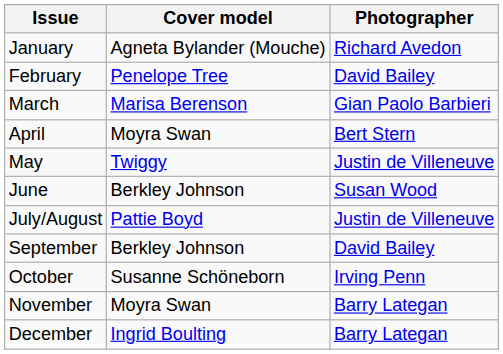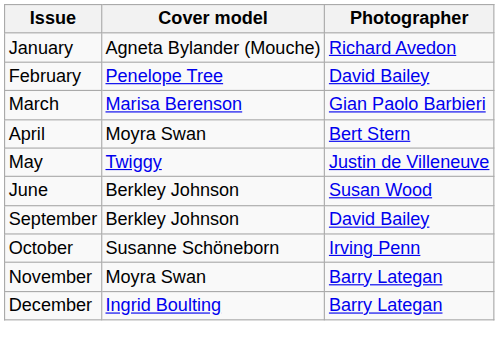- row: (55, 219)
